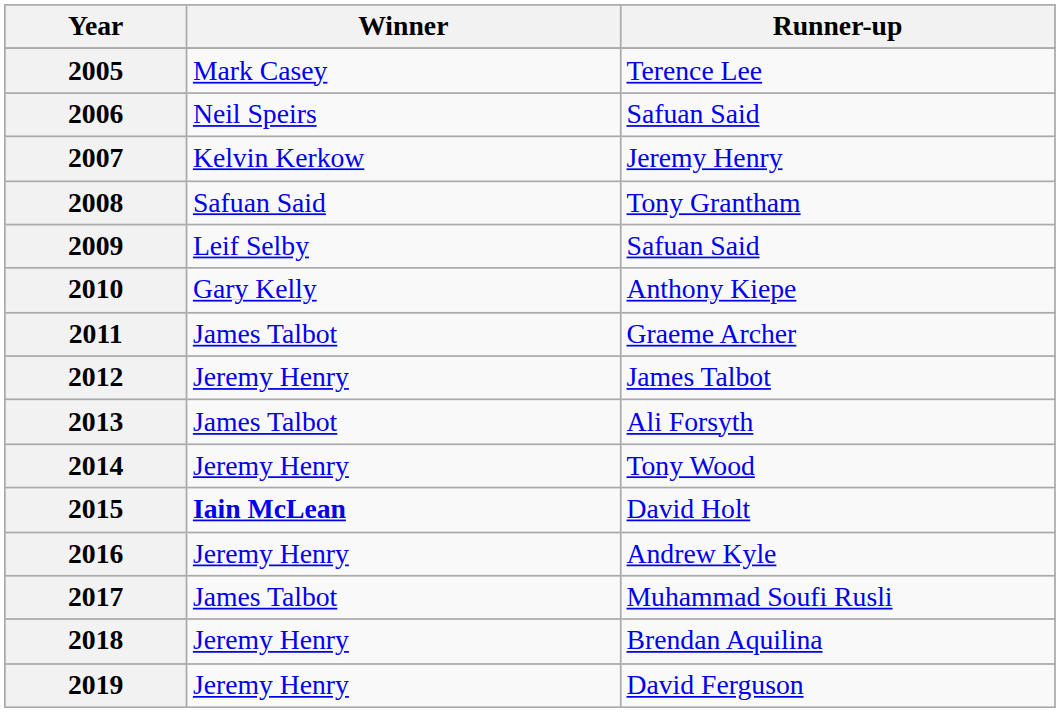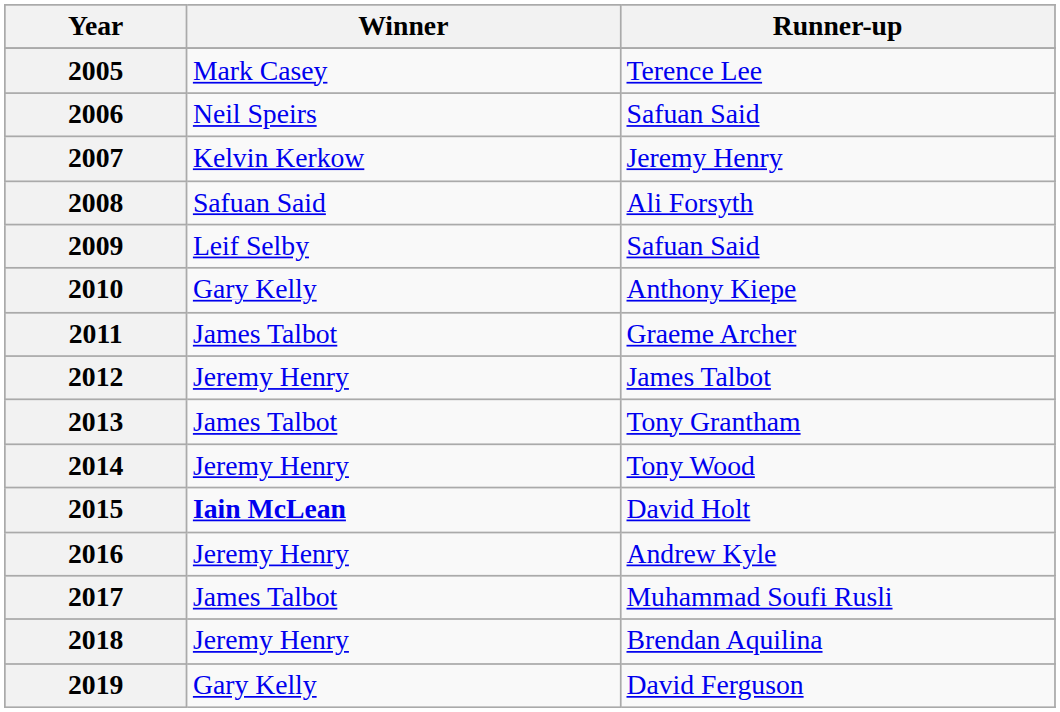(714, 202) Tony Grantham -> (690, 202) Ali Forsyth
(690, 421) Ali Forsyth -> (714, 421) Tony Grantham
(271, 684) Jeremy Henry -> (255, 684) Gary Kelly
